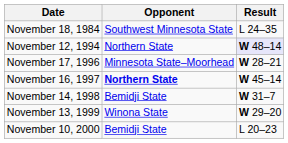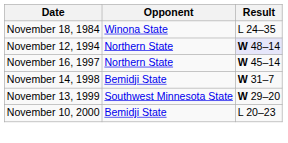(169, 29) Southwest Minnesota State -> (136, 29) Winona State
- row: (53, 63)
(141, 79) bold -> (139, 63) normal
(136, 113) Winona State -> (169, 96) Southwest Minnesota State
